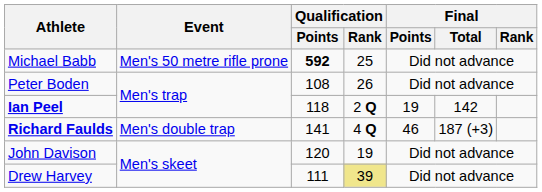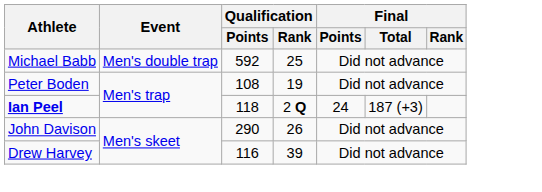(204, 61) Men's 50 metre rifle prone -> (160, 61) Men's double trap
(317, 61) bold -> (247, 61) normal
(365, 84) 26 -> (295, 84) 19
(411, 107) 19 -> (340, 107) 24
(466, 107) 142 -> (396, 107) 187 (+3)
- row: (60, 130)
(317, 153) 120 -> (247, 130) 290
(365, 153) 19 -> (295, 130) 26
(317, 176) 111 -> (247, 153) 116
(365, 176) khaki background -> (295, 153) no background
